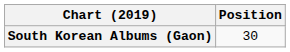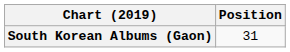(250, 37) 30 -> (250, 37) 31
